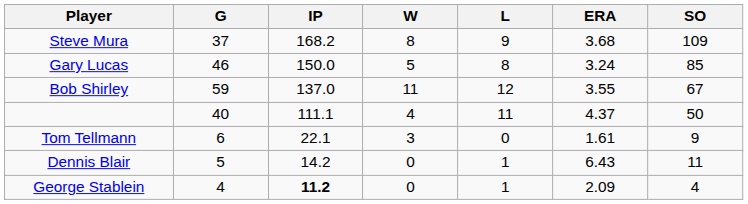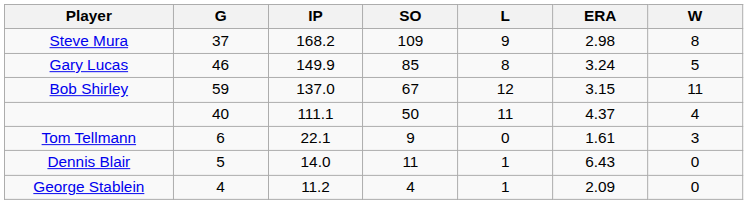columns swapped: (410, 16) <-> (695, 16)
(600, 41) 3.68 -> (600, 41) 2.98
(316, 65) 150.0 -> (316, 65) 149.9
(600, 89) 3.55 -> (600, 89) 3.15
(316, 162) 14.2 -> (316, 162) 14.0
(316, 187) bold -> (316, 187) normal
